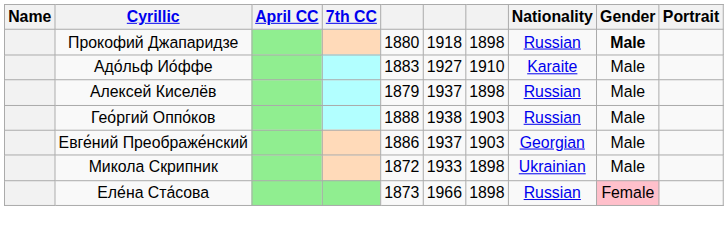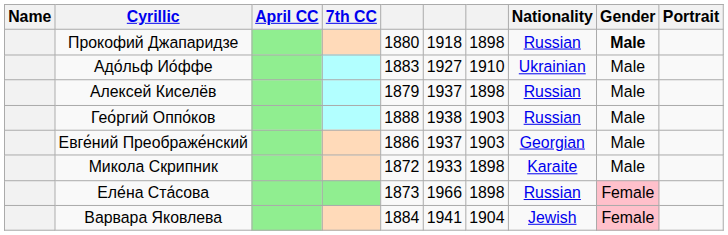(552, 67) Karaite -> (552, 67) Ukrainian
(552, 167) Ukrainian -> (552, 167) Karaite
+ row: (153, 218)
